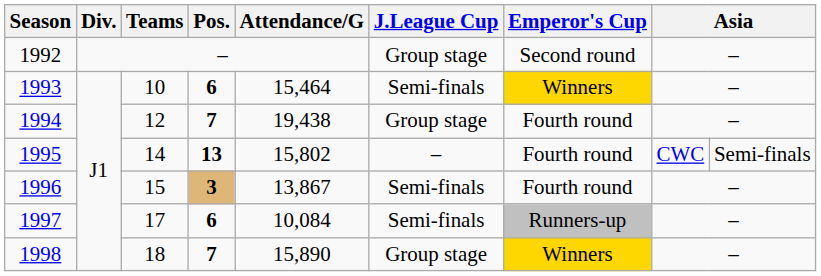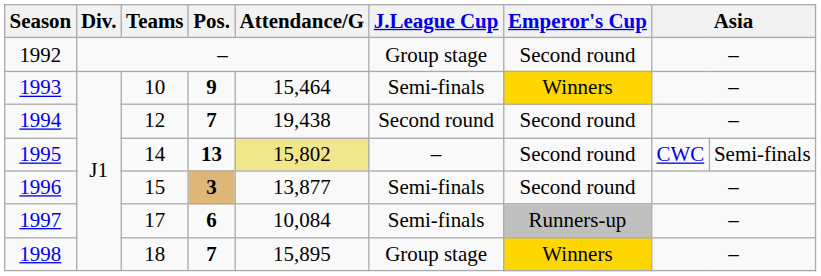(212, 87) 6 -> (212, 87) 9
(436, 120) Group stage -> (436, 120) Second round
(577, 120) Fourth round -> (577, 120) Second round
(302, 154) no background -> (302, 154) khaki background
(577, 154) Fourth round -> (577, 154) Second round
(302, 187) 13,867 -> (302, 187) 13,877
(577, 187) Fourth round -> (577, 187) Second round
(302, 253) 15,890 -> (302, 253) 15,895
